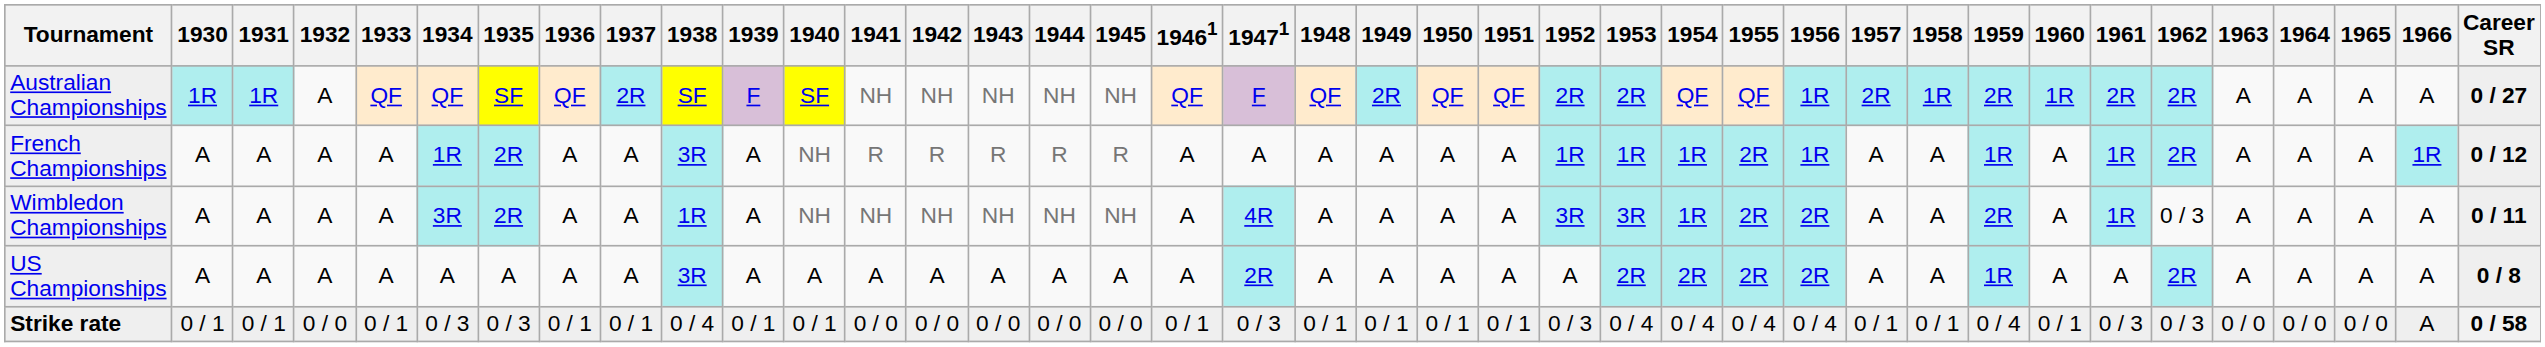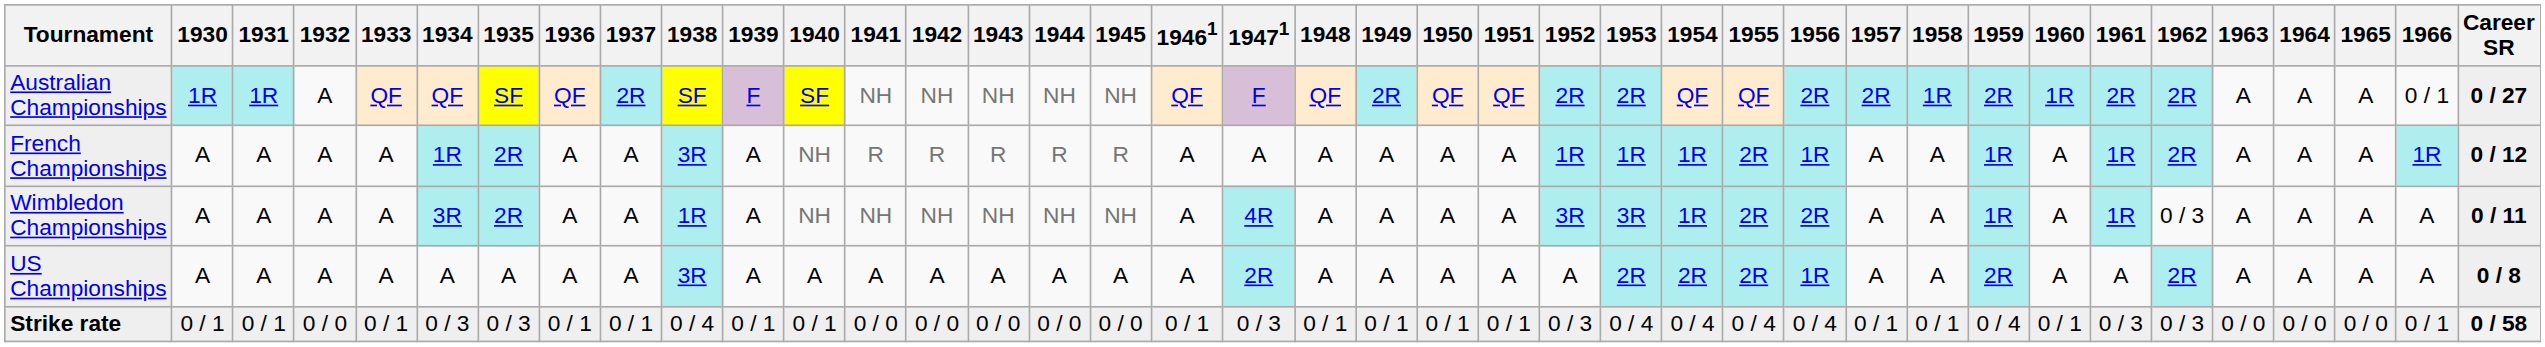(1815, 95) 1R -> (1815, 95) 2R
(2427, 95) A -> (2427, 95) 0 / 1
(1999, 215) 2R -> (1999, 215) 1R
(1815, 276) 2R -> (1815, 276) 1R
(1999, 276) 1R -> (1999, 276) 2R
(2427, 323) A -> (2427, 323) 0 / 1
